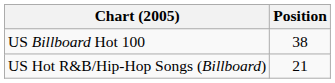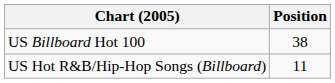(300, 66) 21 -> (300, 66) 11
